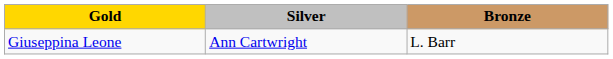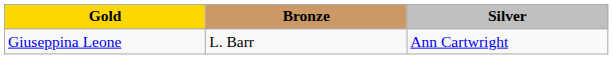columns swapped: (306, 16) <-> (507, 16)
